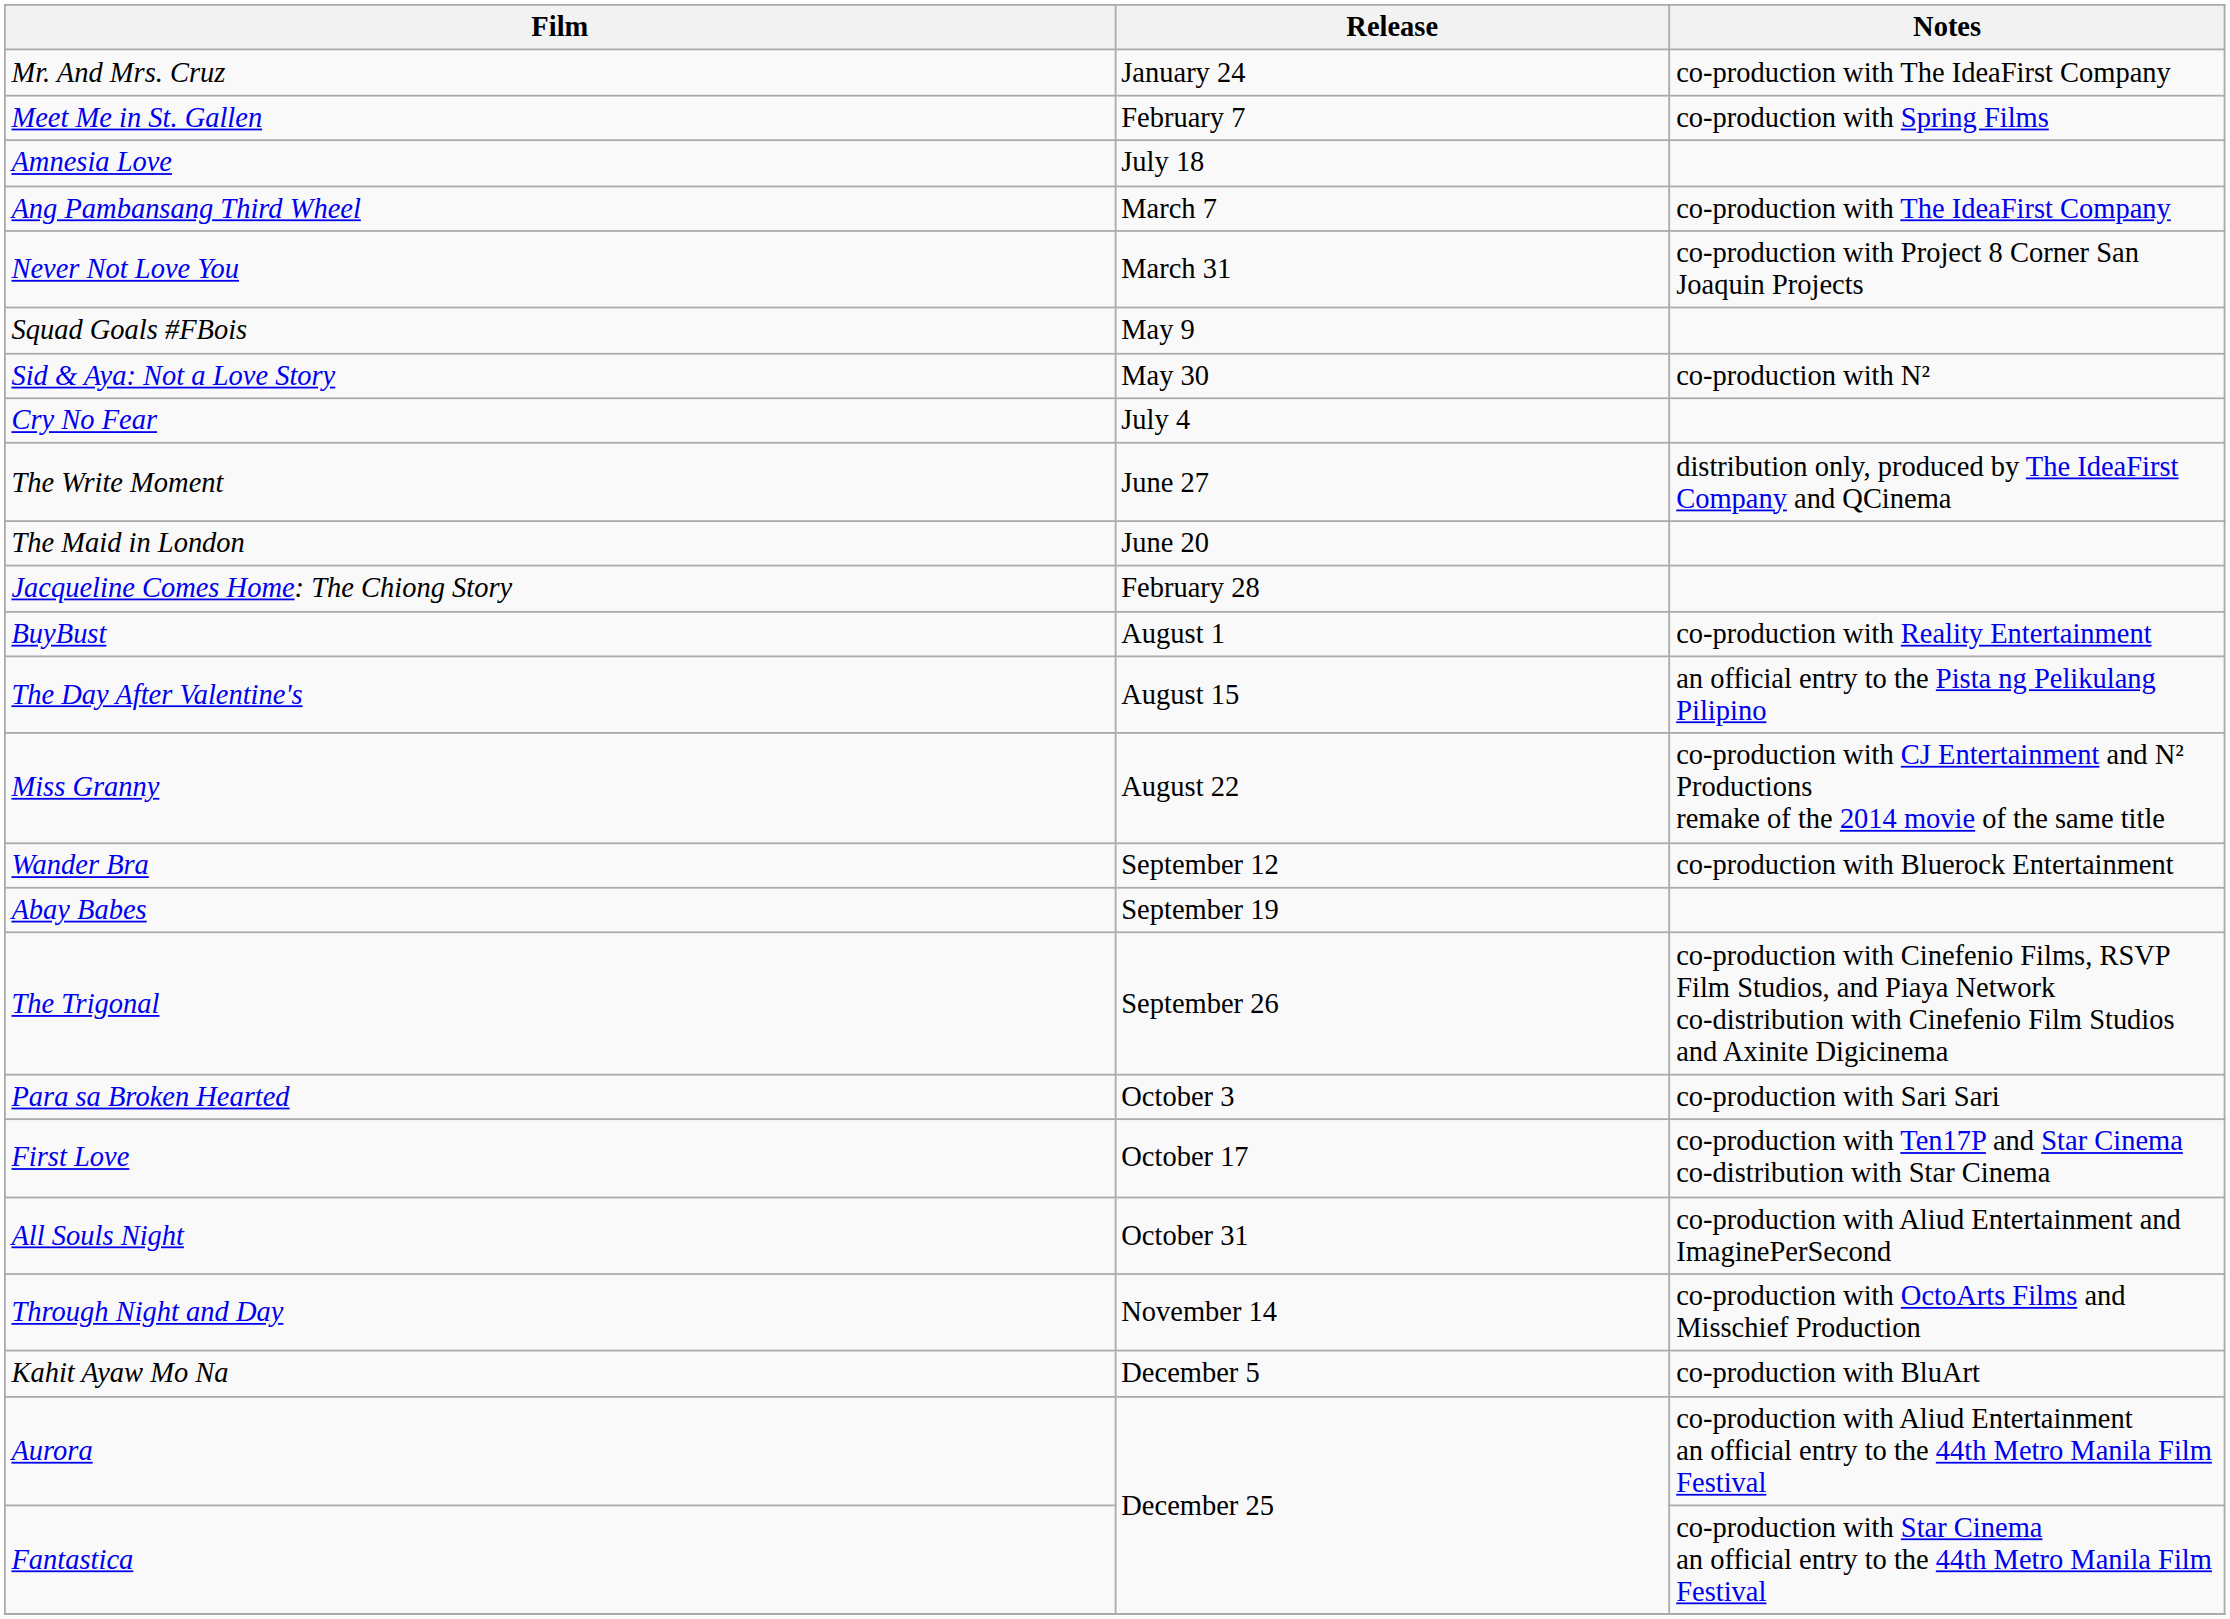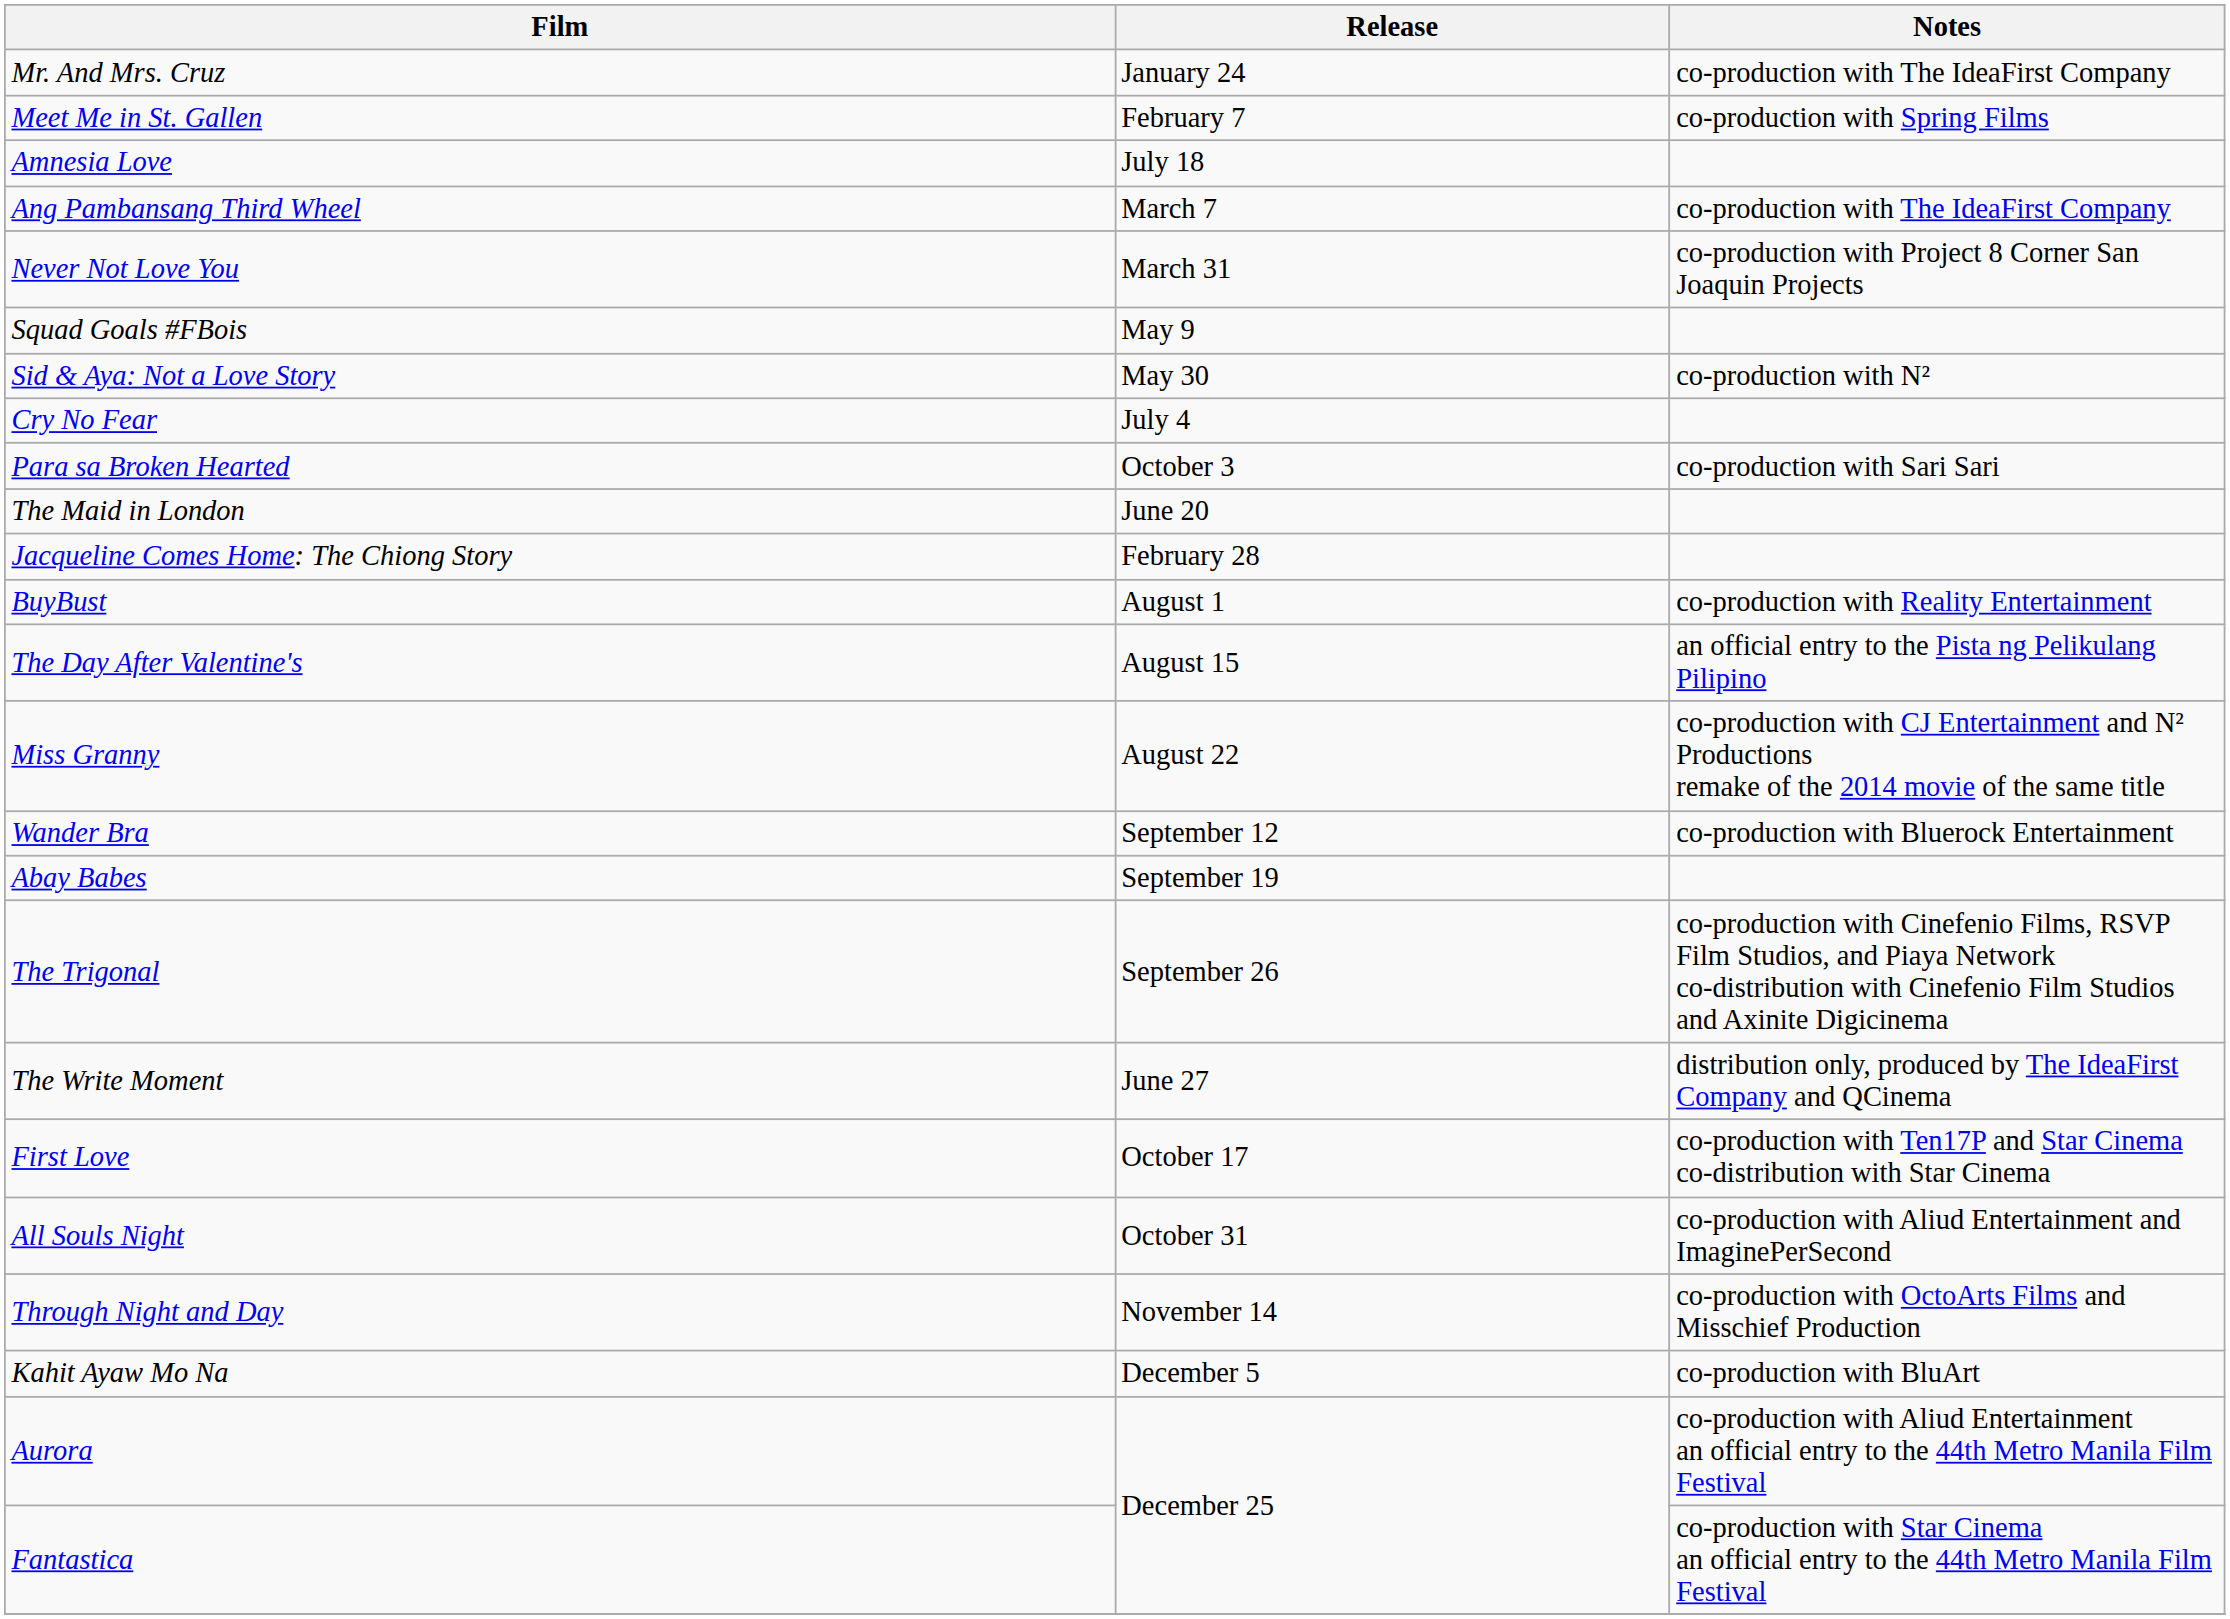rows swapped: (117, 481) <-> (151, 1096)
